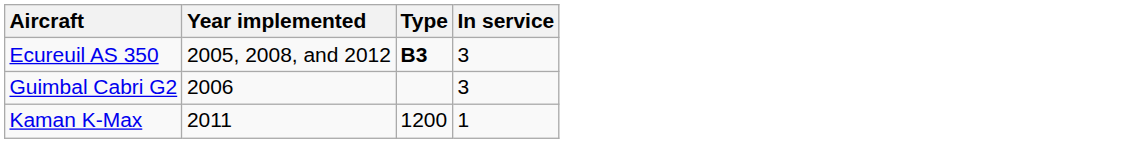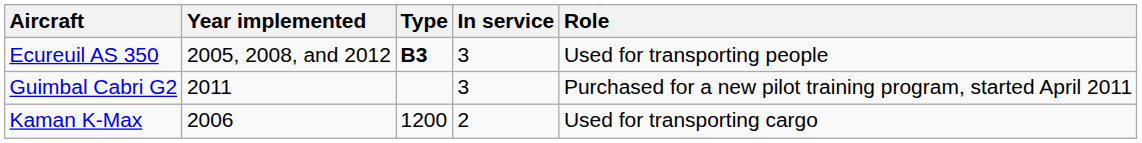+ column: (587, 21)
(210, 87) 2006 -> (209, 87) 2011
(209, 120) 2011 -> (210, 120) 2006
(463, 120) 1 -> (463, 120) 2
